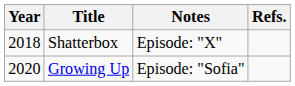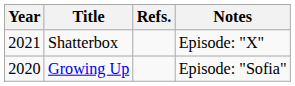columns swapped: (191, 17) <-> (269, 17)
(24, 42) 2018 -> (24, 42) 2021
